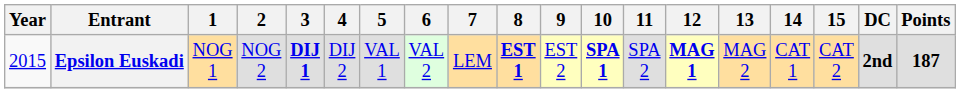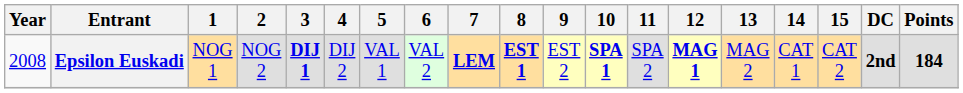(28, 60) 2015 -> (28, 60) 2008
(472, 60) normal -> (474, 60) bold
(926, 60) 187 -> (929, 60) 184
